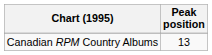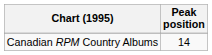(184, 42) 13 -> (184, 42) 14
